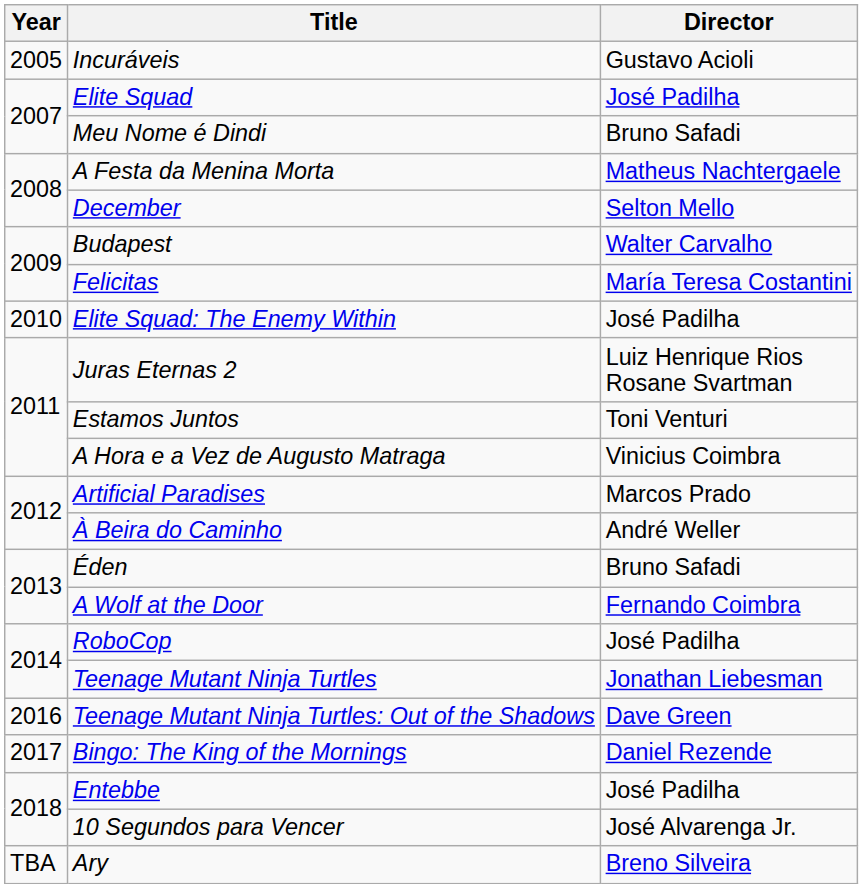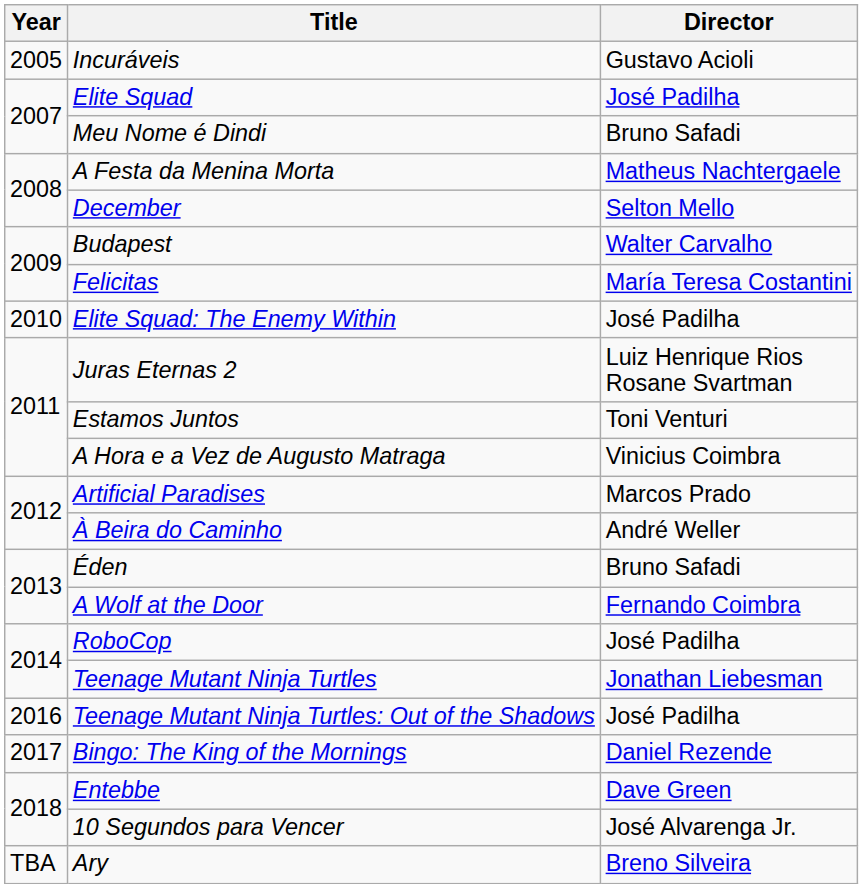(669, 716) Dave Green -> (673, 716) José Padilha
(673, 790) José Padilha -> (669, 790) Dave Green
